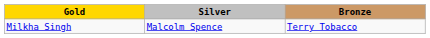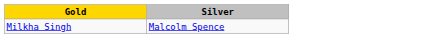- column: (355, 12)
